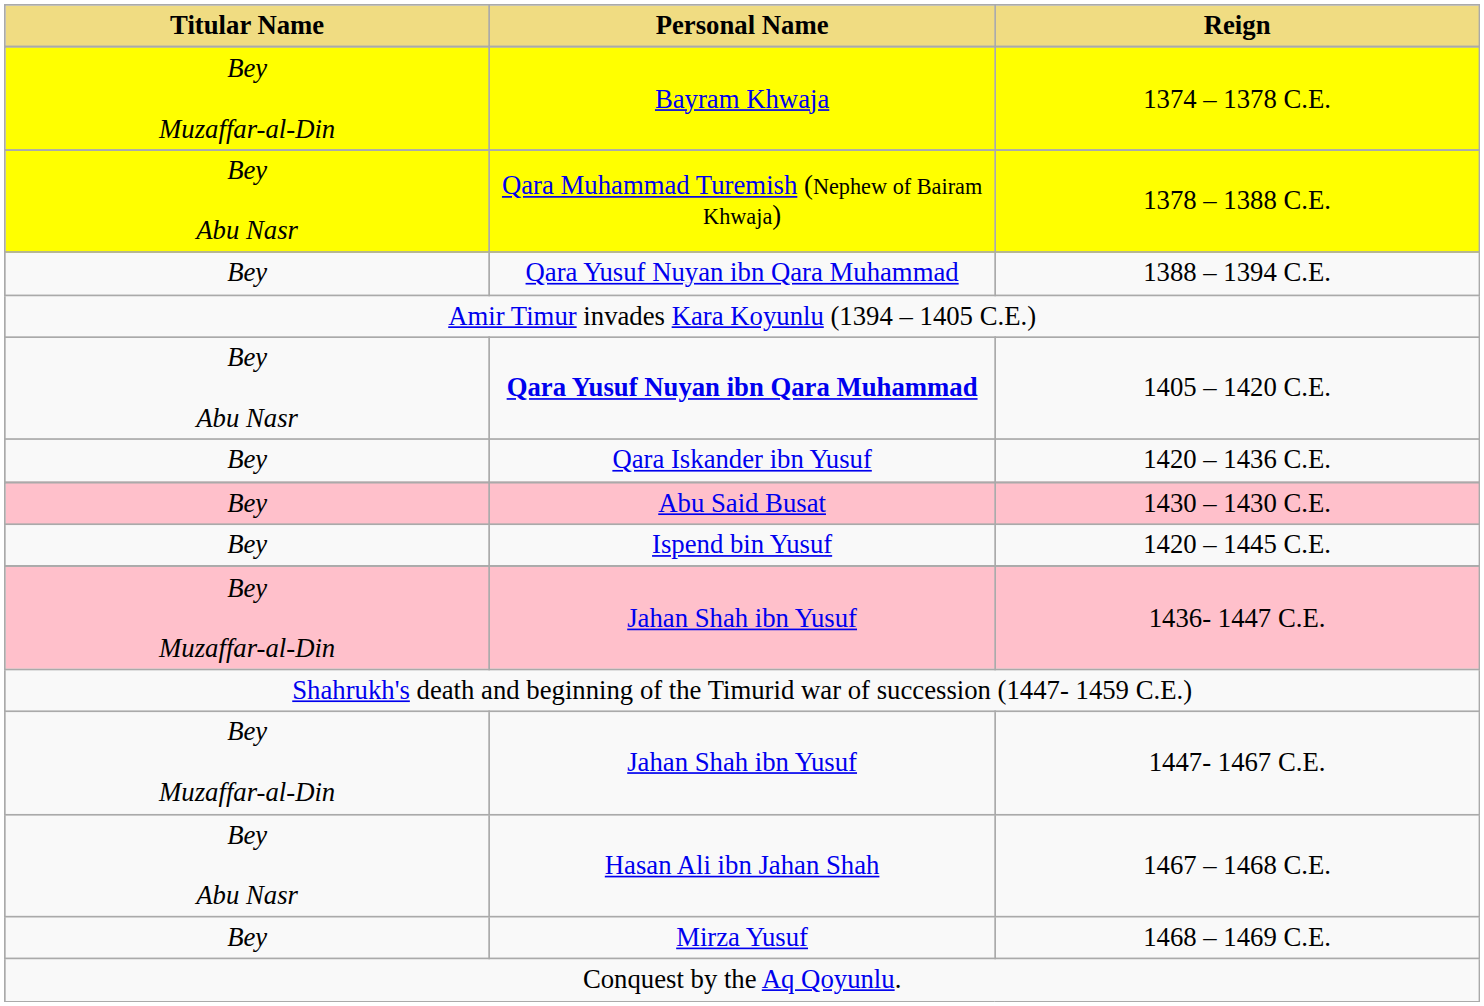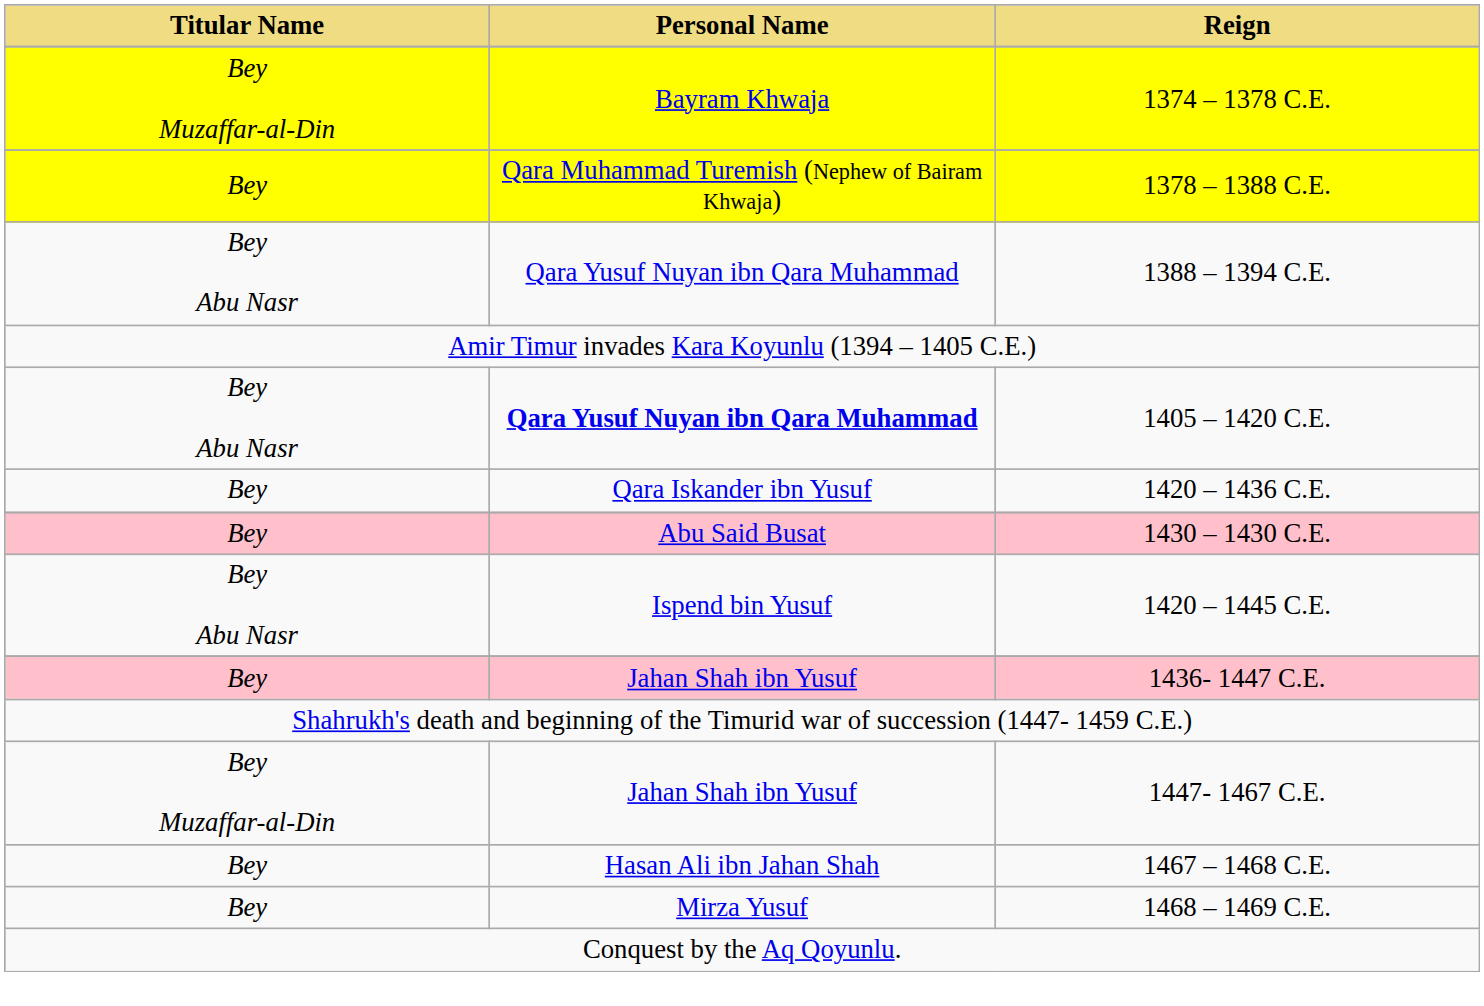(247, 200) Bey Abu Nasr -> (247, 185) Bey
(247, 273) Bey -> (247, 273) Bey Abu Nasr
(247, 545) Bey -> (247, 605) Bey Abu Nasr
(247, 617) Bey Muzaffar-al-Din -> (247, 677) Bey
(247, 864) Bey Abu Nasr -> (247, 864) Bey
